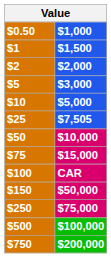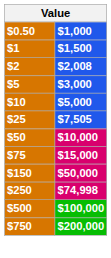(75, 66) $2,000 -> (75, 66) $2,008
- row: (19, 173)
(78, 208) $75,000 -> (78, 191) $74,998
